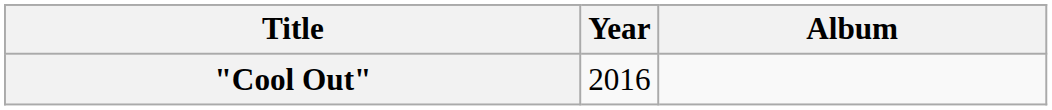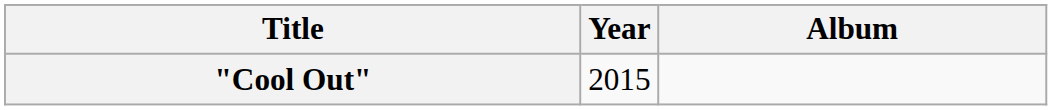(619, 78) 2016 -> (619, 78) 2015
